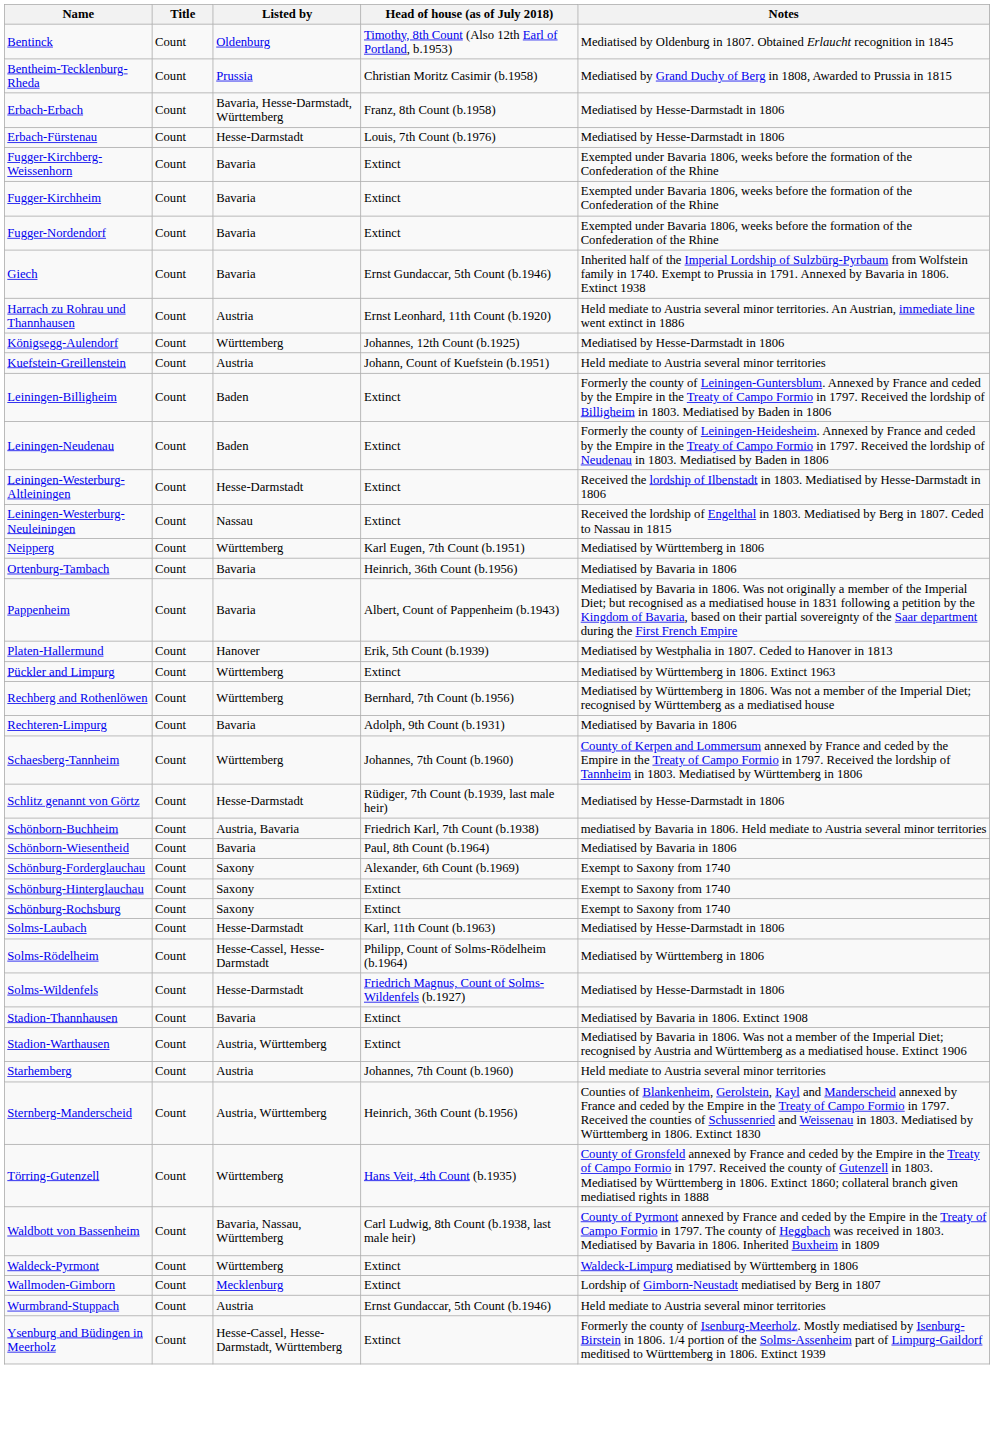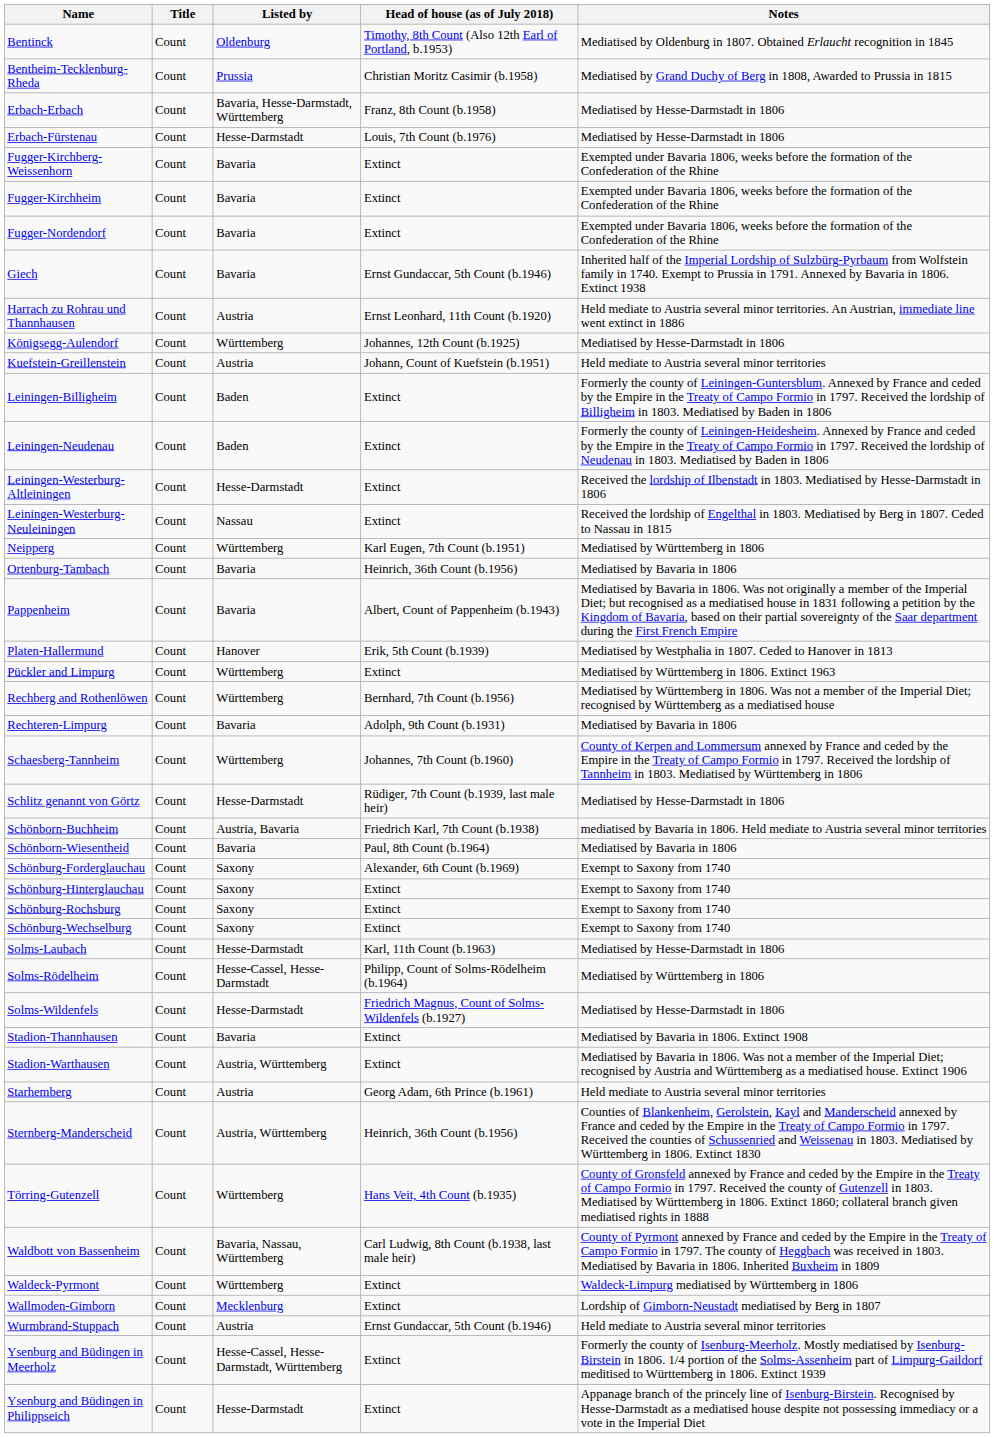+ row: (69, 928)
(439, 1071) Johannes, 7th Count (b.1960) -> (448, 1091) Georg Adam, 6th Prince (b.1961)
+ row: (75, 1408)
